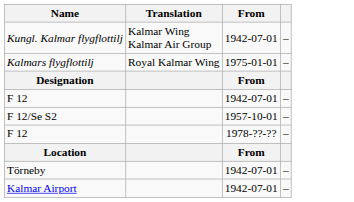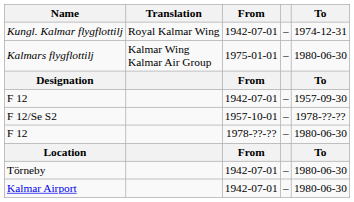+ column: (320, 13)
(170, 37) Kalmar Wing Kalmar Air Group -> (174, 31) Royal Kalmar Wing
(174, 62) Royal Kalmar Wing -> (170, 55) Kalmar Wing Kalmar Air Group
